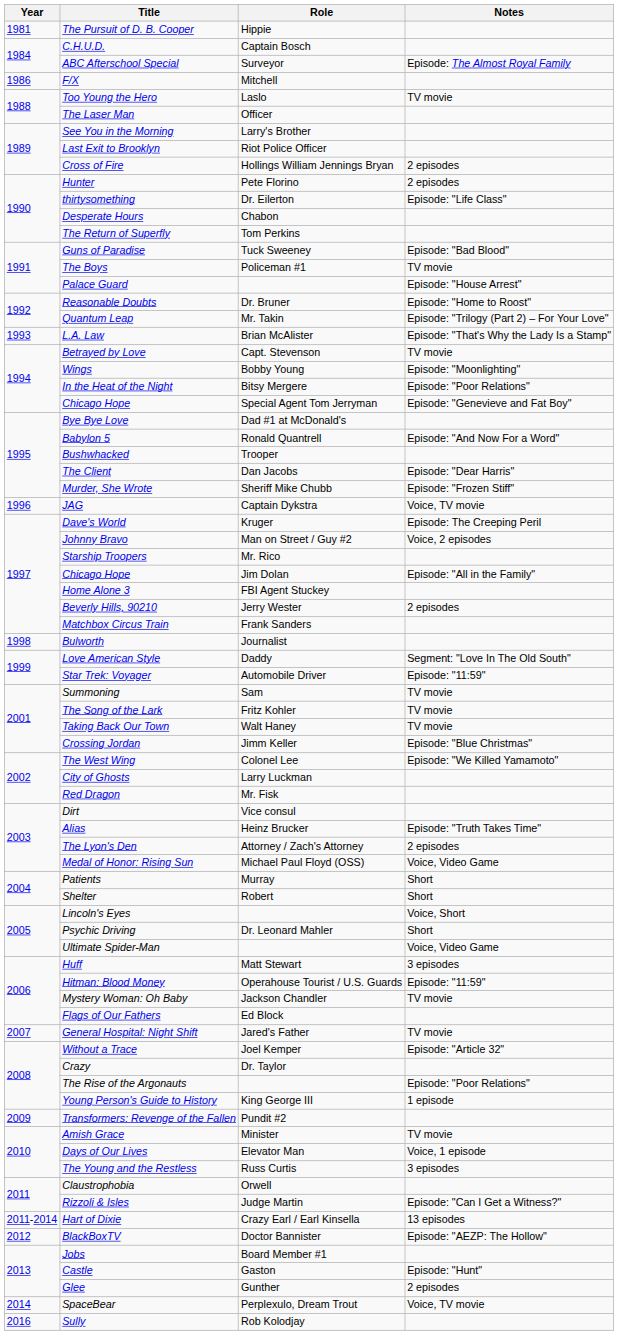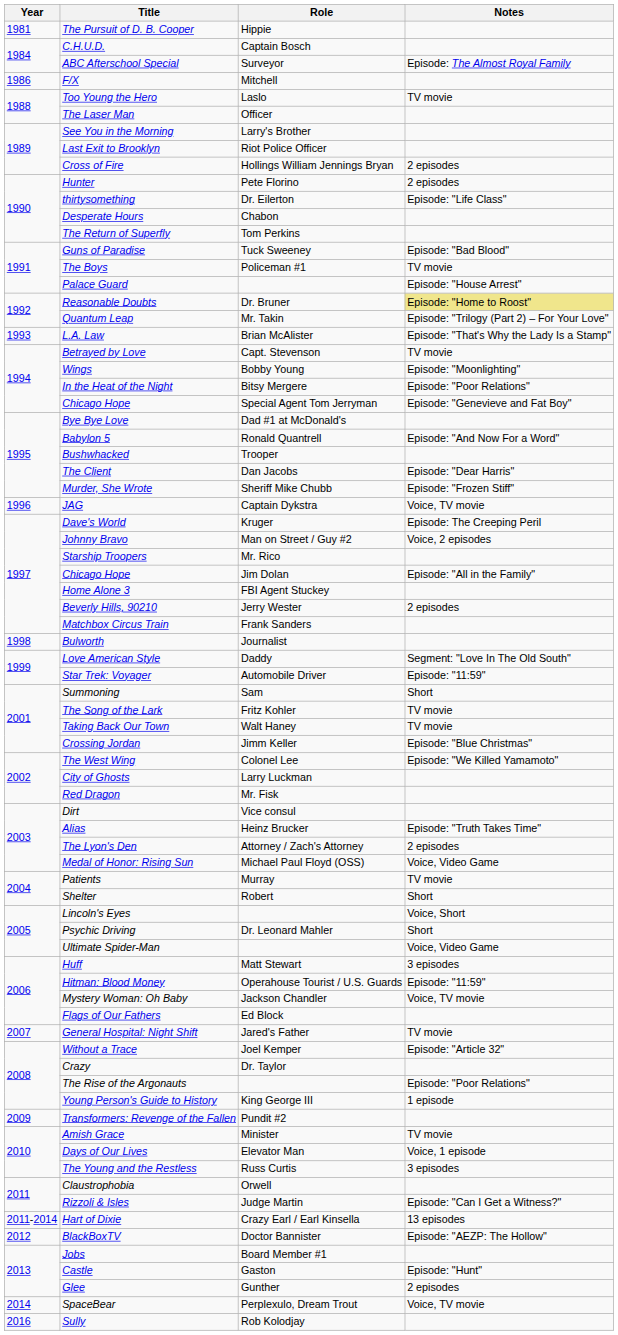(469, 302) no background -> (469, 302) khaki background
(430, 693) TV movie -> (420, 693) Short
(420, 880) Short -> (430, 880) TV movie
(430, 999) TV movie -> (446, 999) Voice, TV movie
